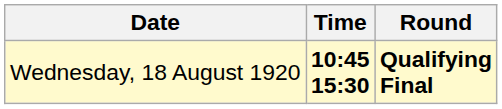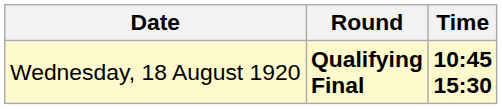columns swapped: (340, 22) <-> (436, 22)
